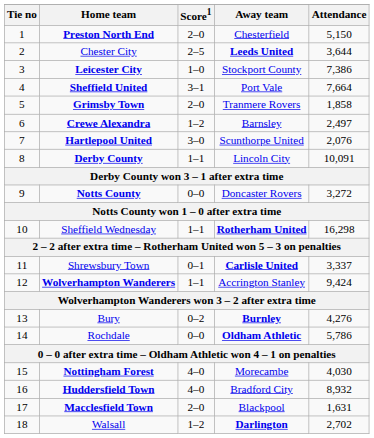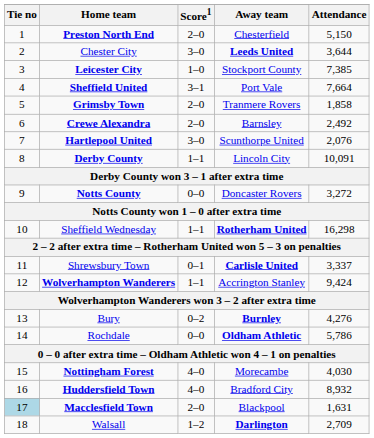(196, 51) 2–5 -> (196, 51) 3–0
(339, 69) 7,386 -> (339, 69) 7,385
(196, 122) 1–2 -> (196, 122) 2–0
(339, 122) 2,497 -> (339, 122) 2,492
(22, 407) no background -> (22, 407) lightblue background
(339, 424) 2,702 -> (339, 424) 2,709
